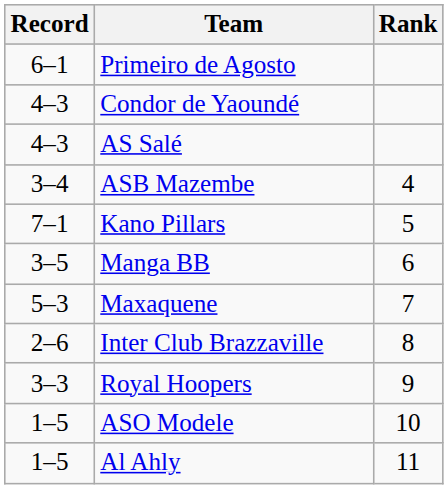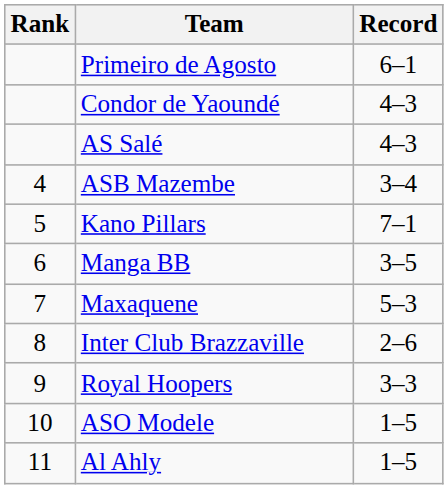columns swapped: (408, 24) <-> (50, 24)
